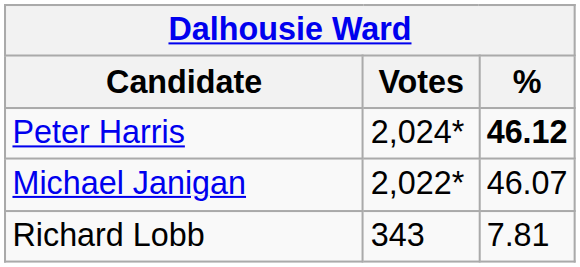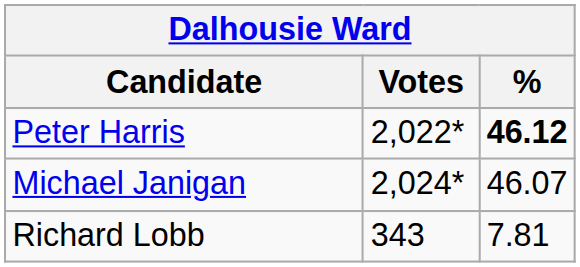(417, 132) 2,024* -> (417, 132) 2,022*
(417, 183) 2,022* -> (417, 183) 2,024*
